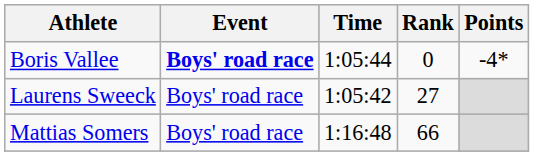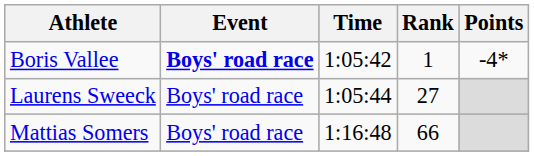(358, 59) 1:05:44 -> (358, 59) 1:05:42
(428, 59) 0 -> (428, 59) 1
(358, 96) 1:05:42 -> (358, 96) 1:05:44
